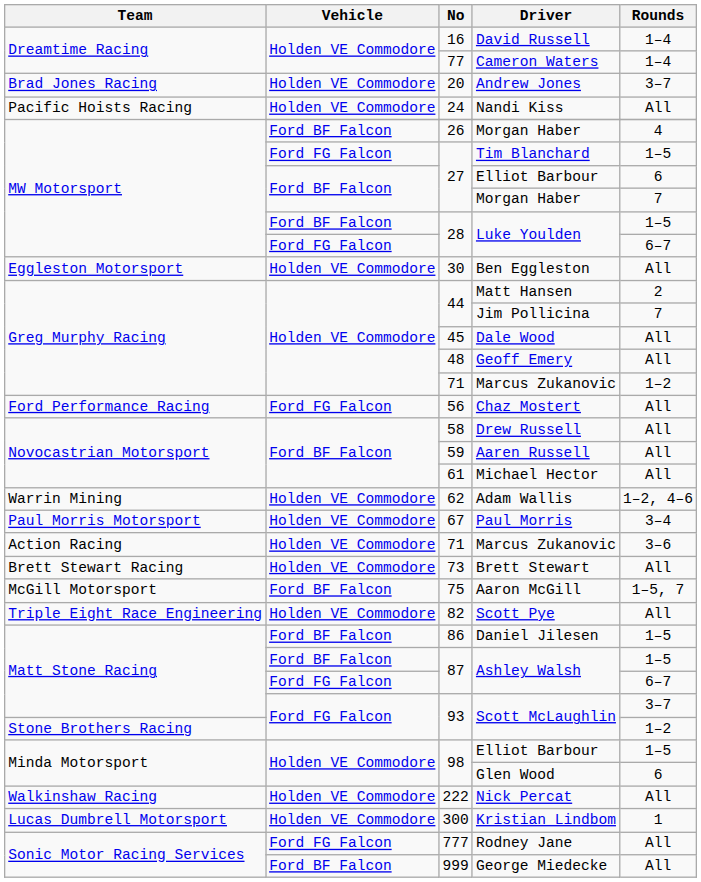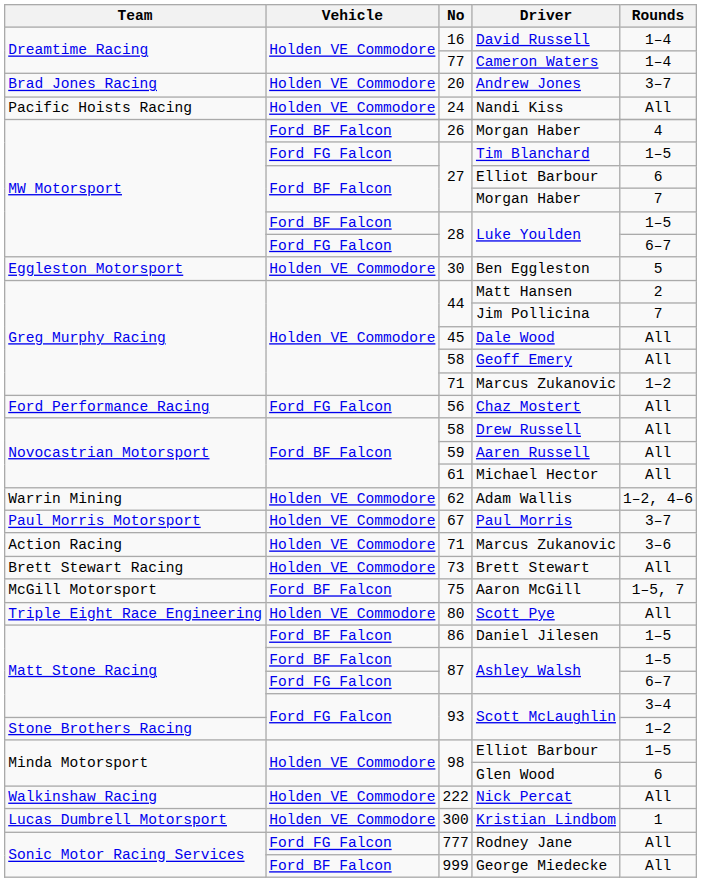(658, 269) All -> (658, 269) 5
(456, 361) 48 -> (456, 361) 58
(658, 522) 3–4 -> (658, 522) 3–7
(456, 614) 82 -> (456, 614) 80
(658, 705) 3–7 -> (658, 705) 3–4
